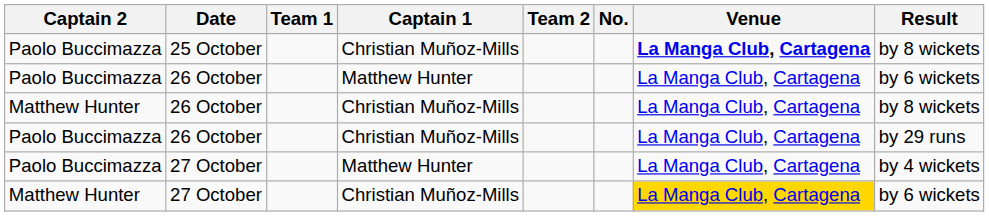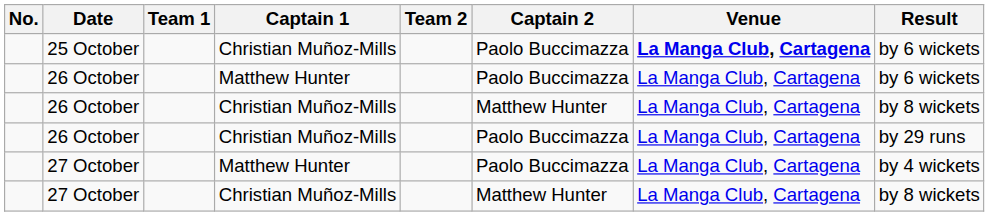columns swapped: (614, 19) <-> (85, 19)
(929, 48) by 8 wickets -> (929, 48) by 6 wickets
(749, 195) gold background -> (749, 195) no background
(929, 195) by 6 wickets -> (929, 195) by 8 wickets
